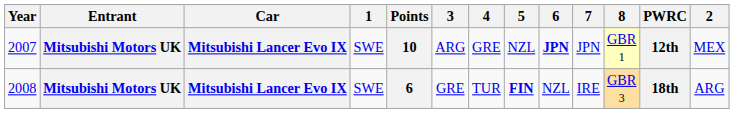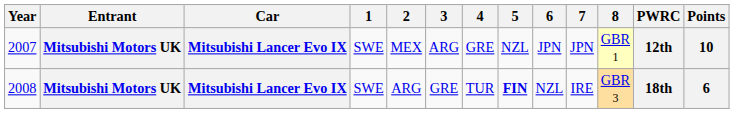columns swapped: (709, 15) <-> (409, 15)
(556, 47) bold -> (549, 47) normal
